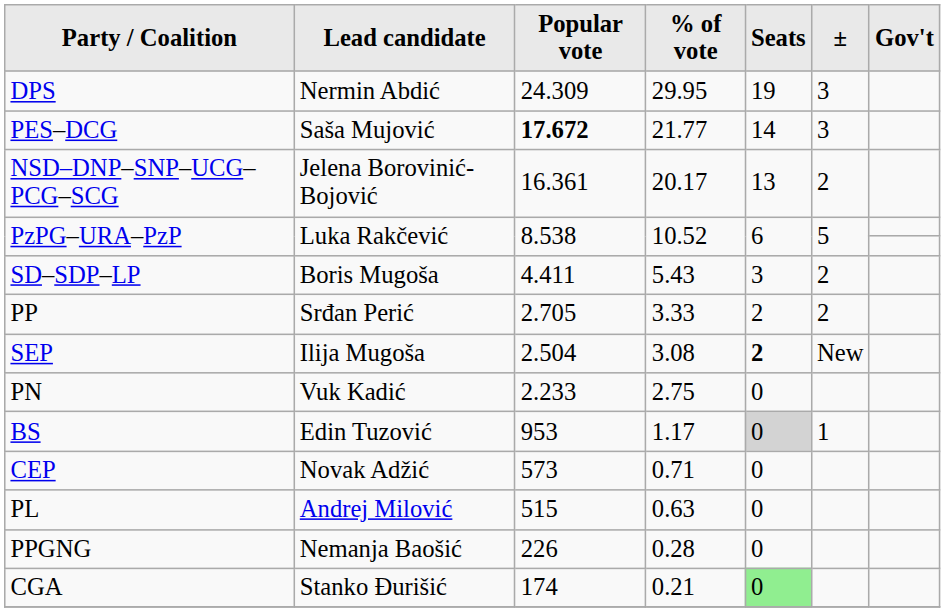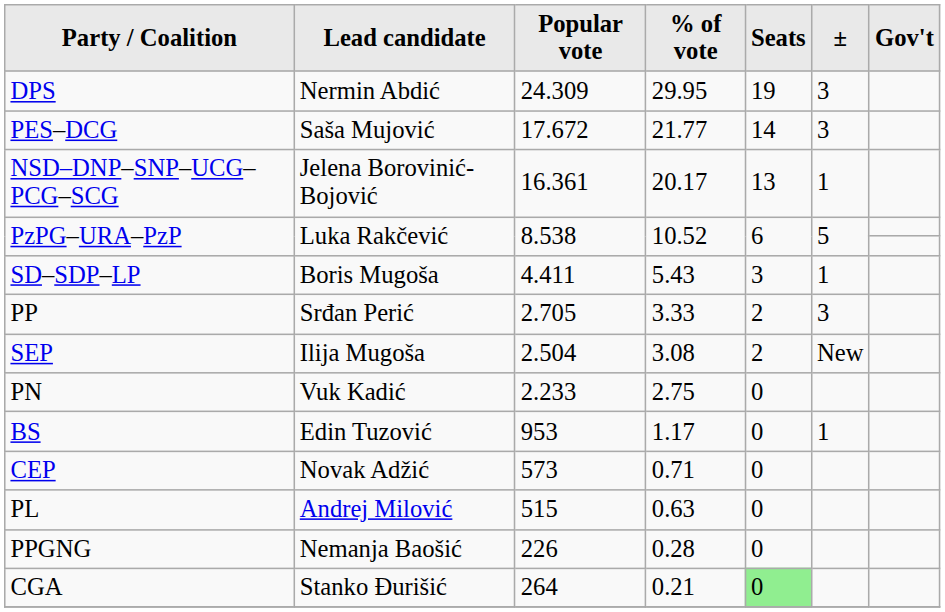(555, 129) bold -> (555, 129) normal
(823, 182) 2 -> (823, 182) 1
(823, 274) 2 -> (823, 274) 1
(823, 313) 2 -> (823, 313) 3
(757, 353) bold -> (757, 353) normal
(757, 431) lightgrey background -> (757, 431) no background
(539, 587) 174 -> (539, 587) 264
